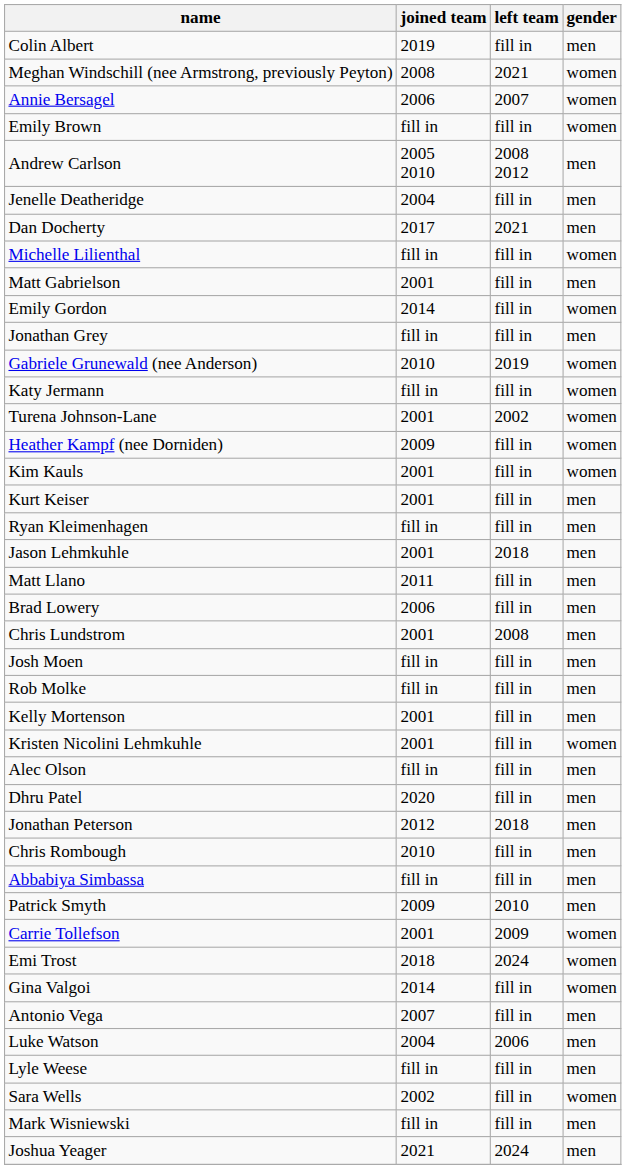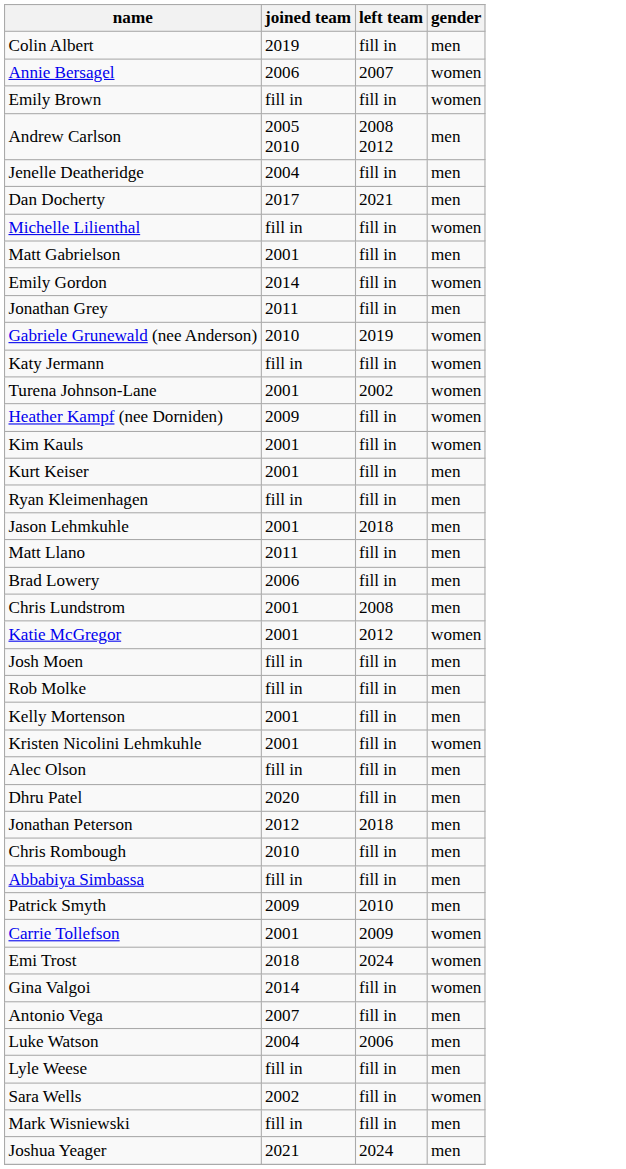- row: (201, 72)
(419, 335) fill in -> (282, 308) 2011
+ row: (65, 634)
